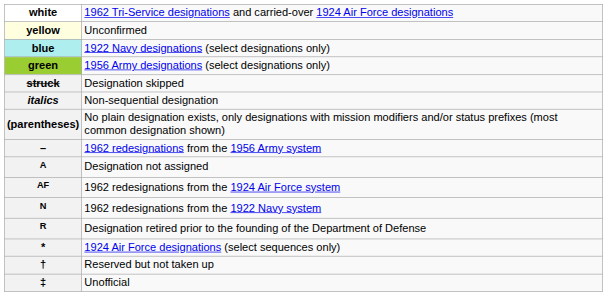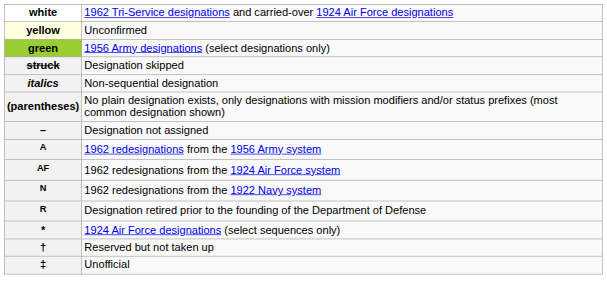- row: (43, 48)
(203, 148) 1962 redesignations from the 1956 Army system -> (146, 130) Designation not assigned
(146, 167) Designation not assigned -> (203, 149) 1962 redesignations from the 1956 Army system
